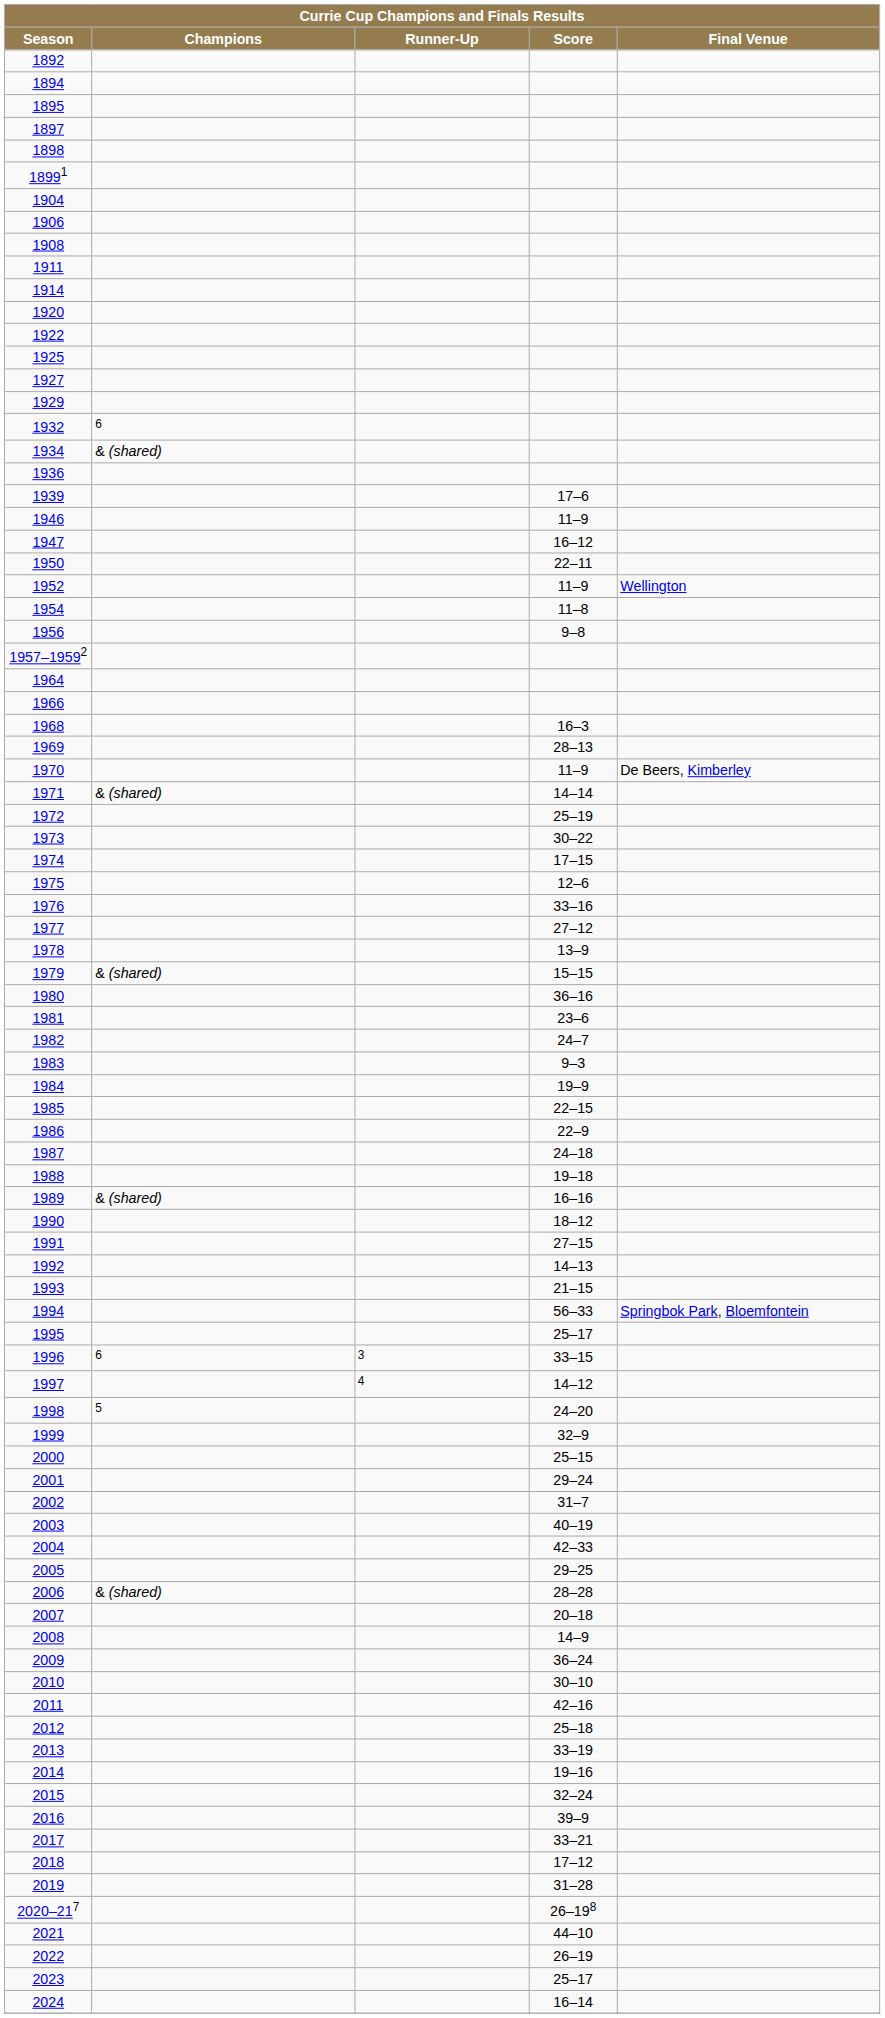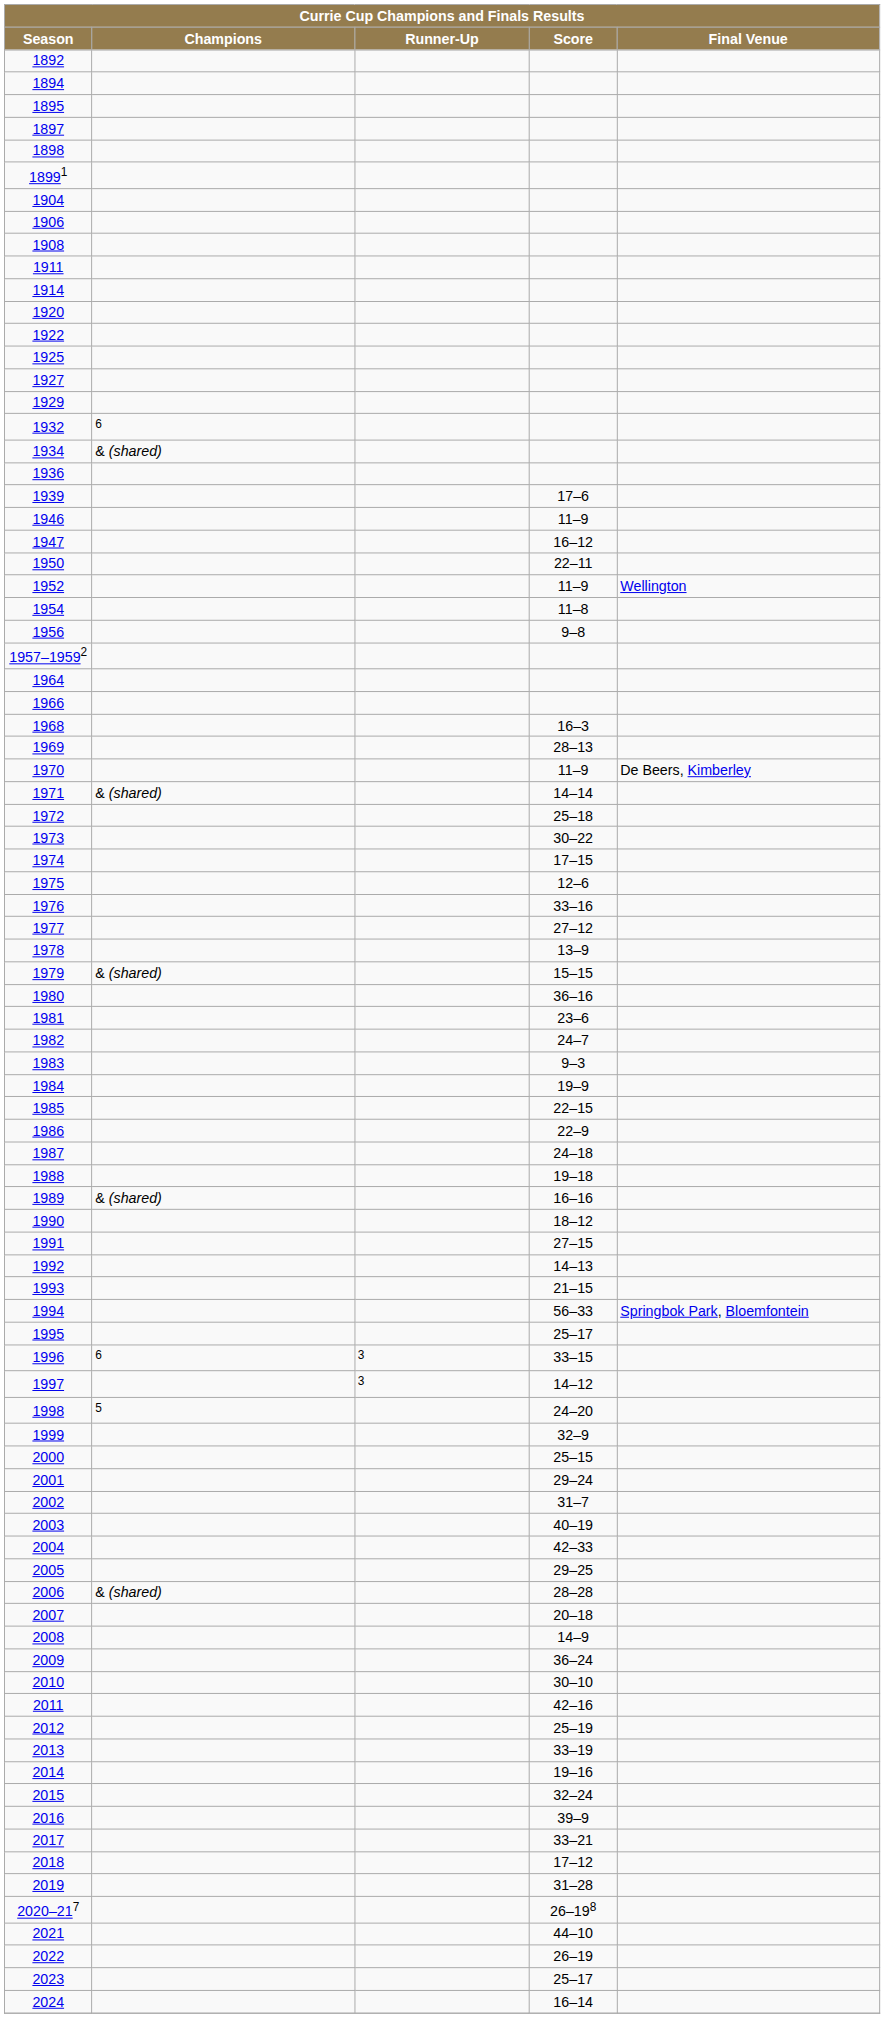(573, 816) 25–19 -> (573, 816) 25–18
(361, 1382) 4 -> (361, 1382) 3
(573, 1728) 25–18 -> (573, 1728) 25–19
